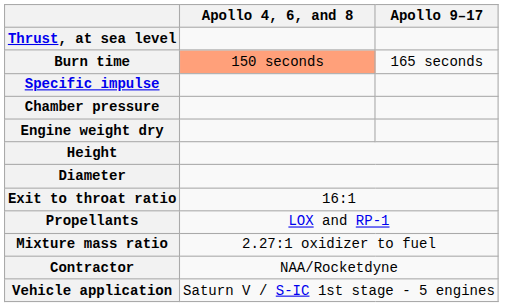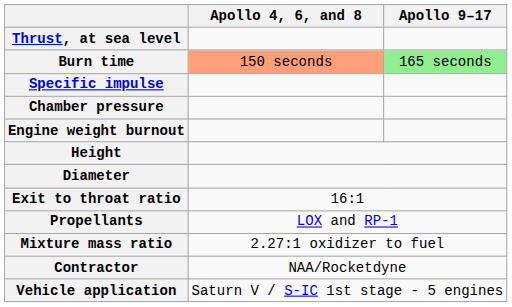(437, 62) no background -> (445, 62) lightgreen background
- row: (92, 130)
+ row: (96, 130)
